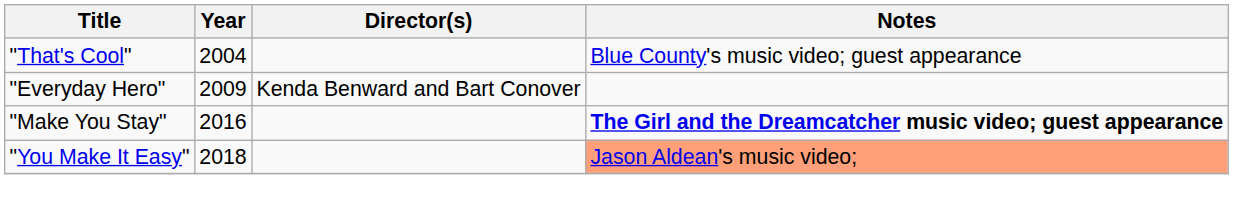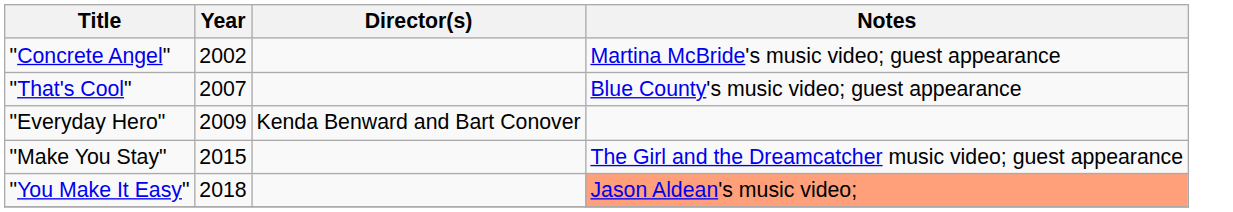+ row: (90, 55)
(223, 55) 2004 -> (223, 88) 2007
(223, 122) 2016 -> (223, 156) 2015
(907, 122) bold -> (887, 156) normal
